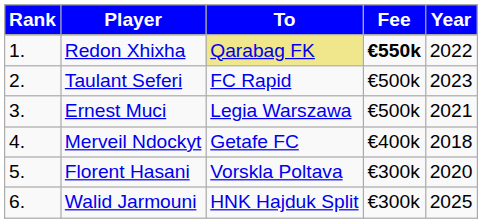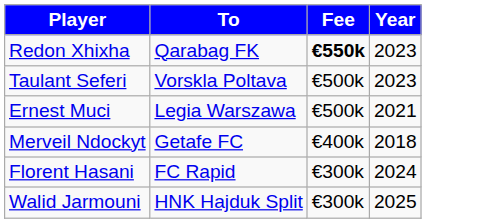- column: (33, 19)
(263, 50) khaki background -> (207, 50) no background
(451, 50) 2022 -> (395, 50) 2023
(251, 80) FC Rapid -> (221, 80) Vorskla Poltava
(276, 171) Vorskla Poltava -> (195, 171) FC Rapid
(451, 171) 2020 -> (395, 171) 2024
